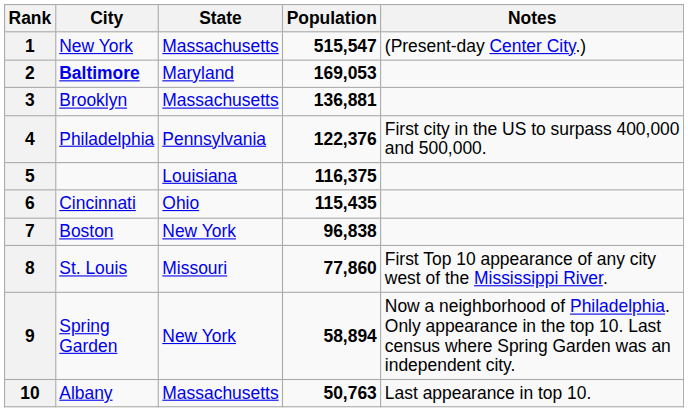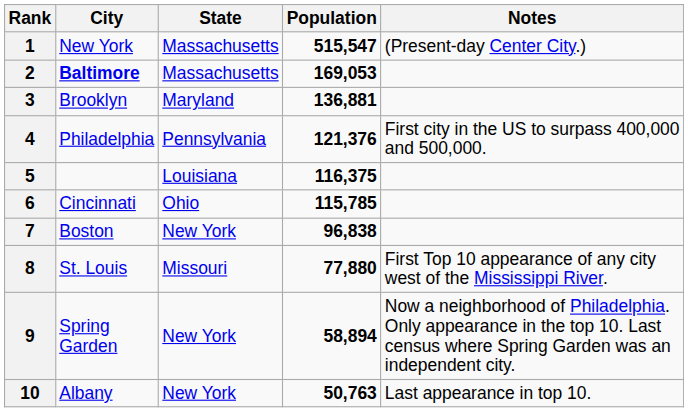(198, 73) Maryland -> (220, 73) Massachusetts
(220, 101) Massachusetts -> (198, 101) Maryland
(345, 138) 122,376 -> (345, 138) 121,376
(346, 203) 115,435 -> (346, 203) 115,785
(350, 269) 77,860 -> (350, 269) 77,880
(220, 393) Massachusetts -> (199, 393) New York
